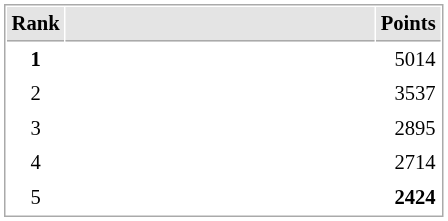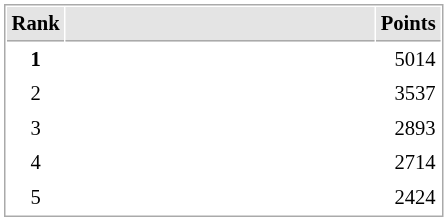(415, 128) 2895 -> (415, 128) 2893
(415, 197) bold -> (415, 197) normal
